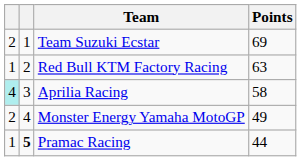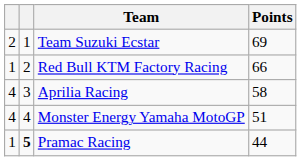(260, 66) 63 -> (260, 66) 66
(12, 92) paleturquoise background -> (12, 92) no background
(12, 117) 2 -> (12, 117) 4
(260, 117) 49 -> (260, 117) 51
